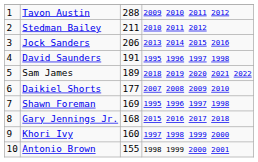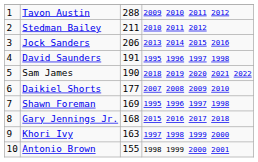(131, 73) 189 -> (131, 73) 190
(131, 134) 160 -> (131, 134) 163
